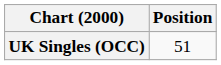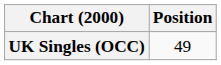(183, 45) 51 -> (183, 45) 49
